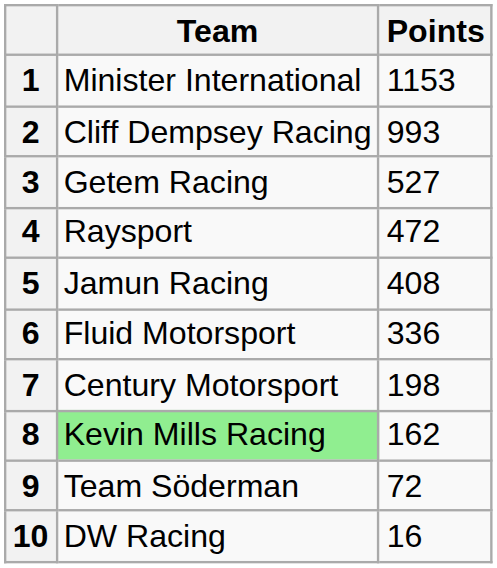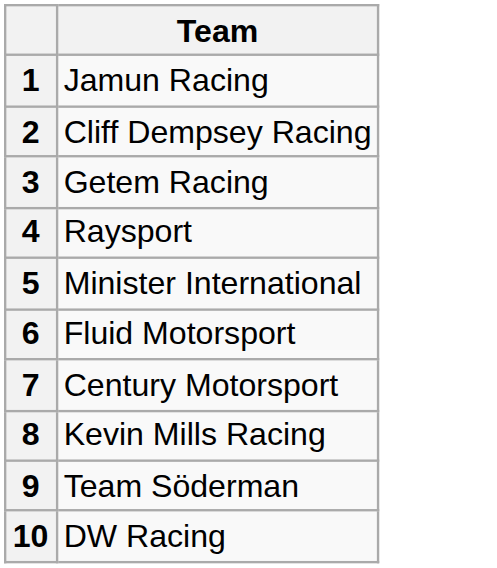- column: (436, 30)
(213, 81) Minister International -> (166, 81) Jamun Racing
(166, 283) Jamun Racing -> (213, 283) Minister International
(195, 435) lightgreen background -> (195, 435) no background
